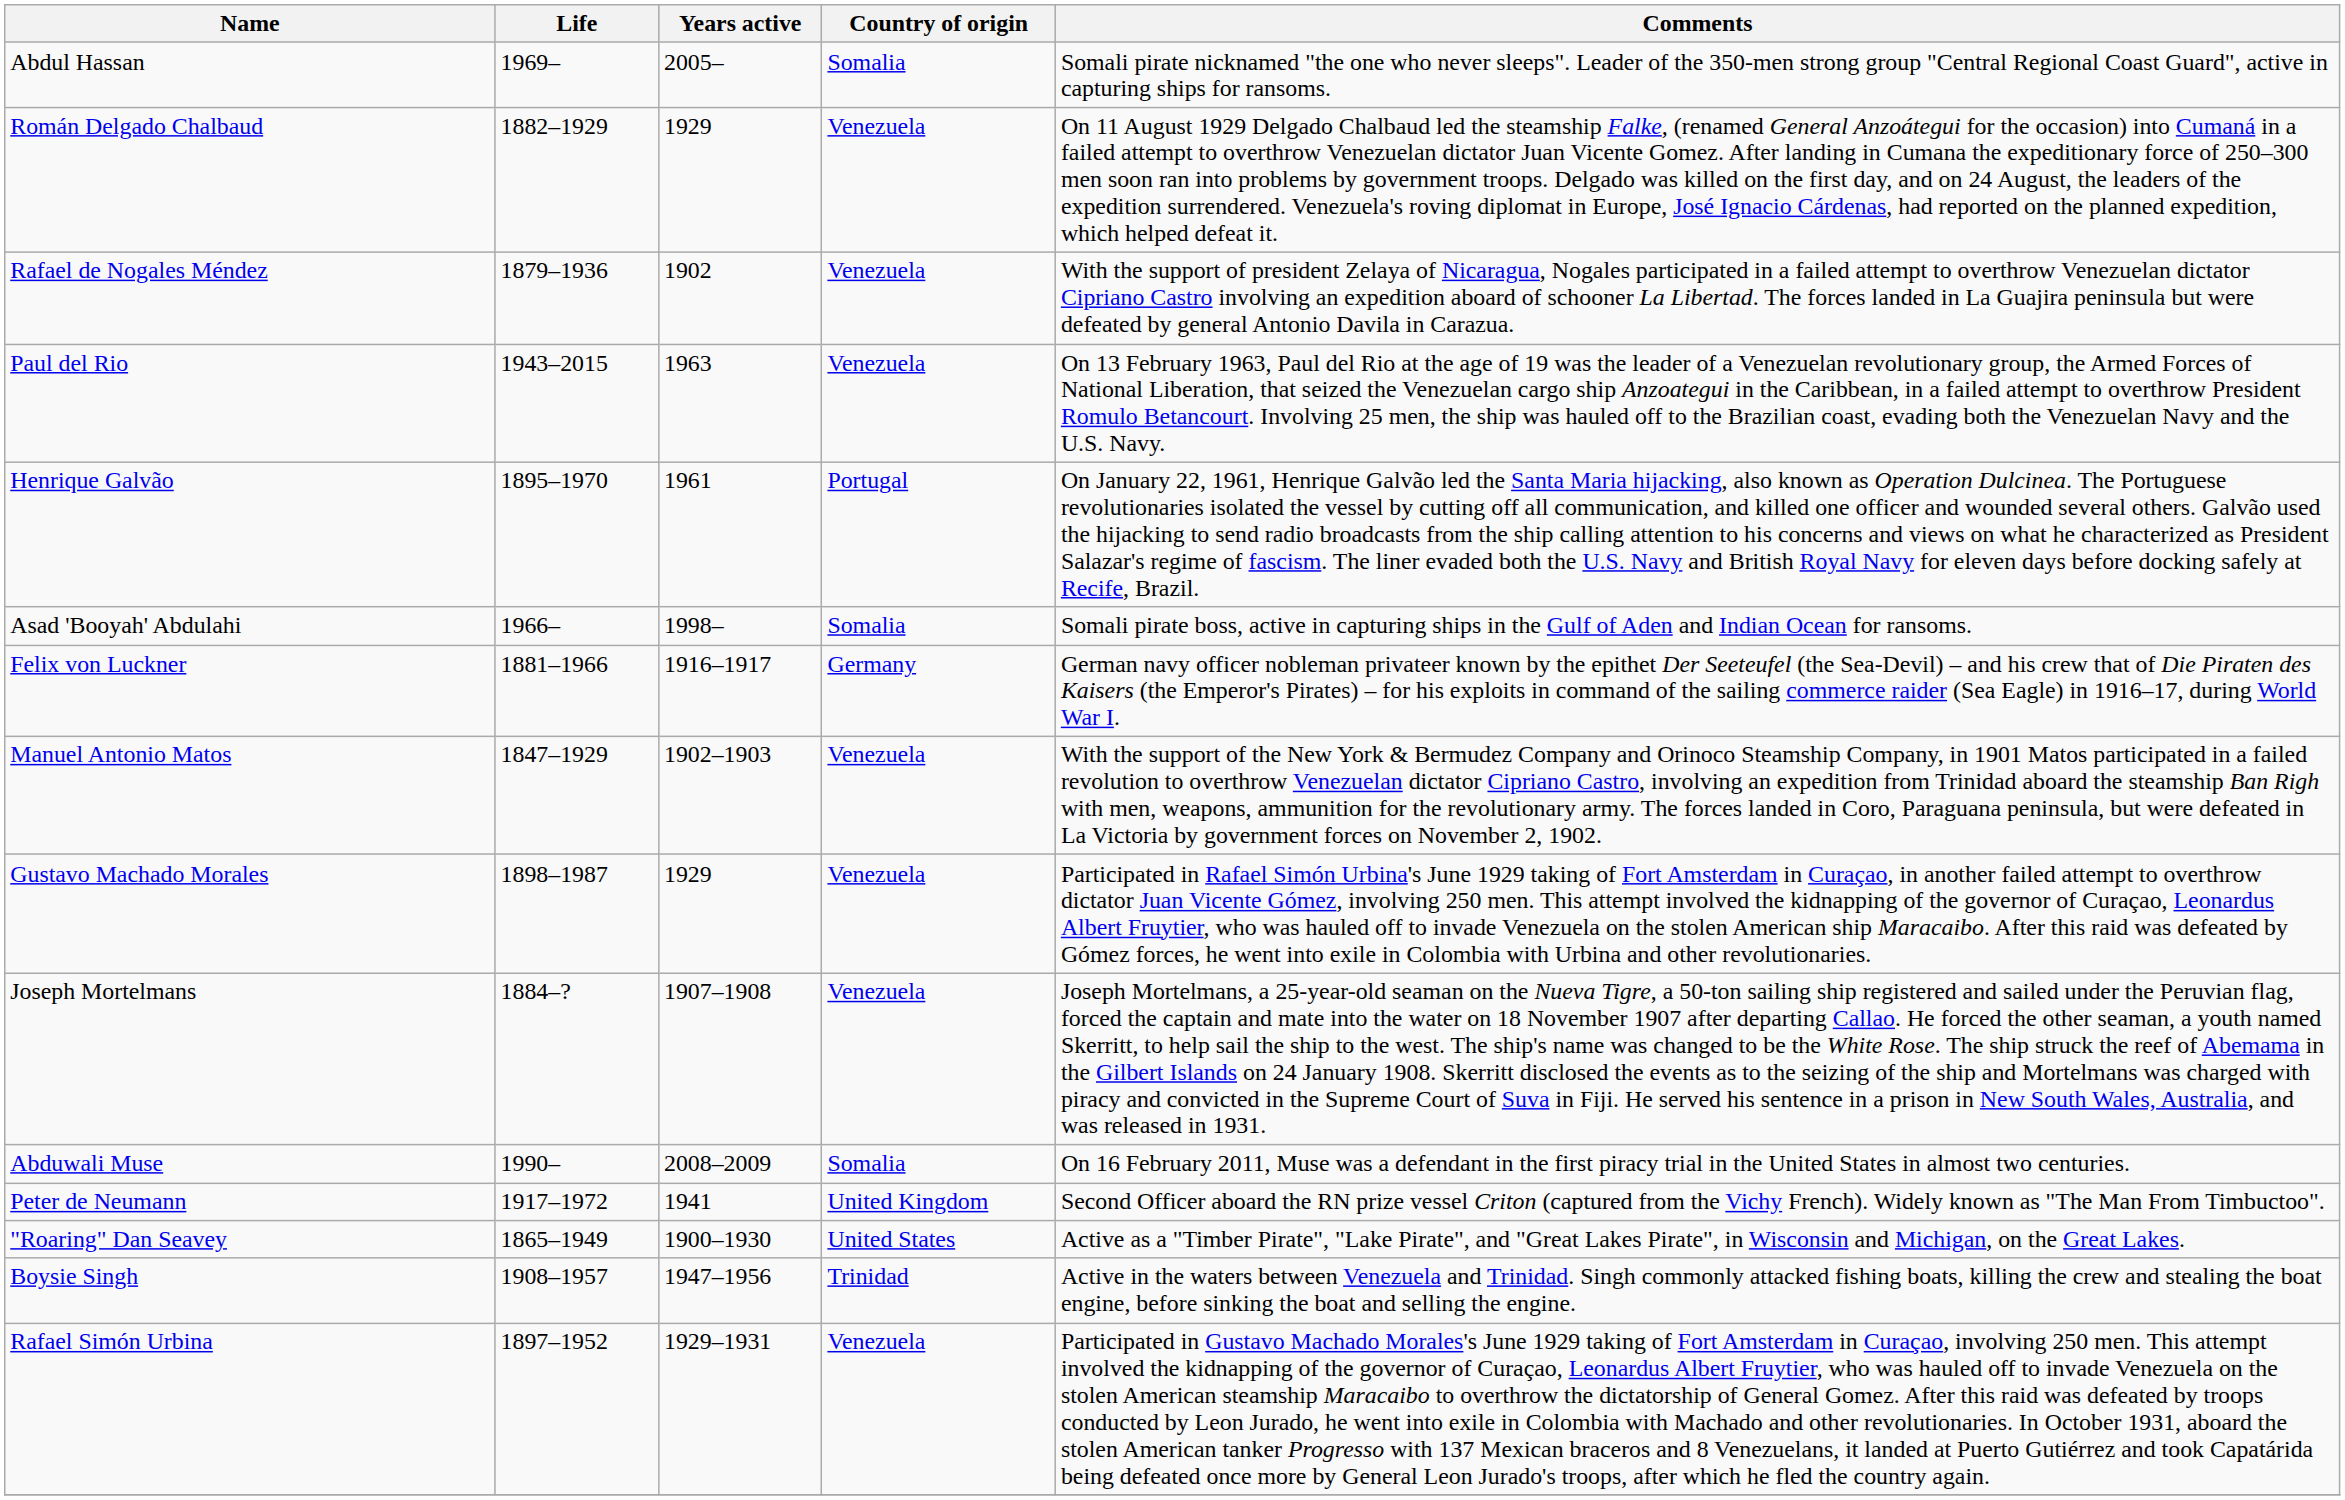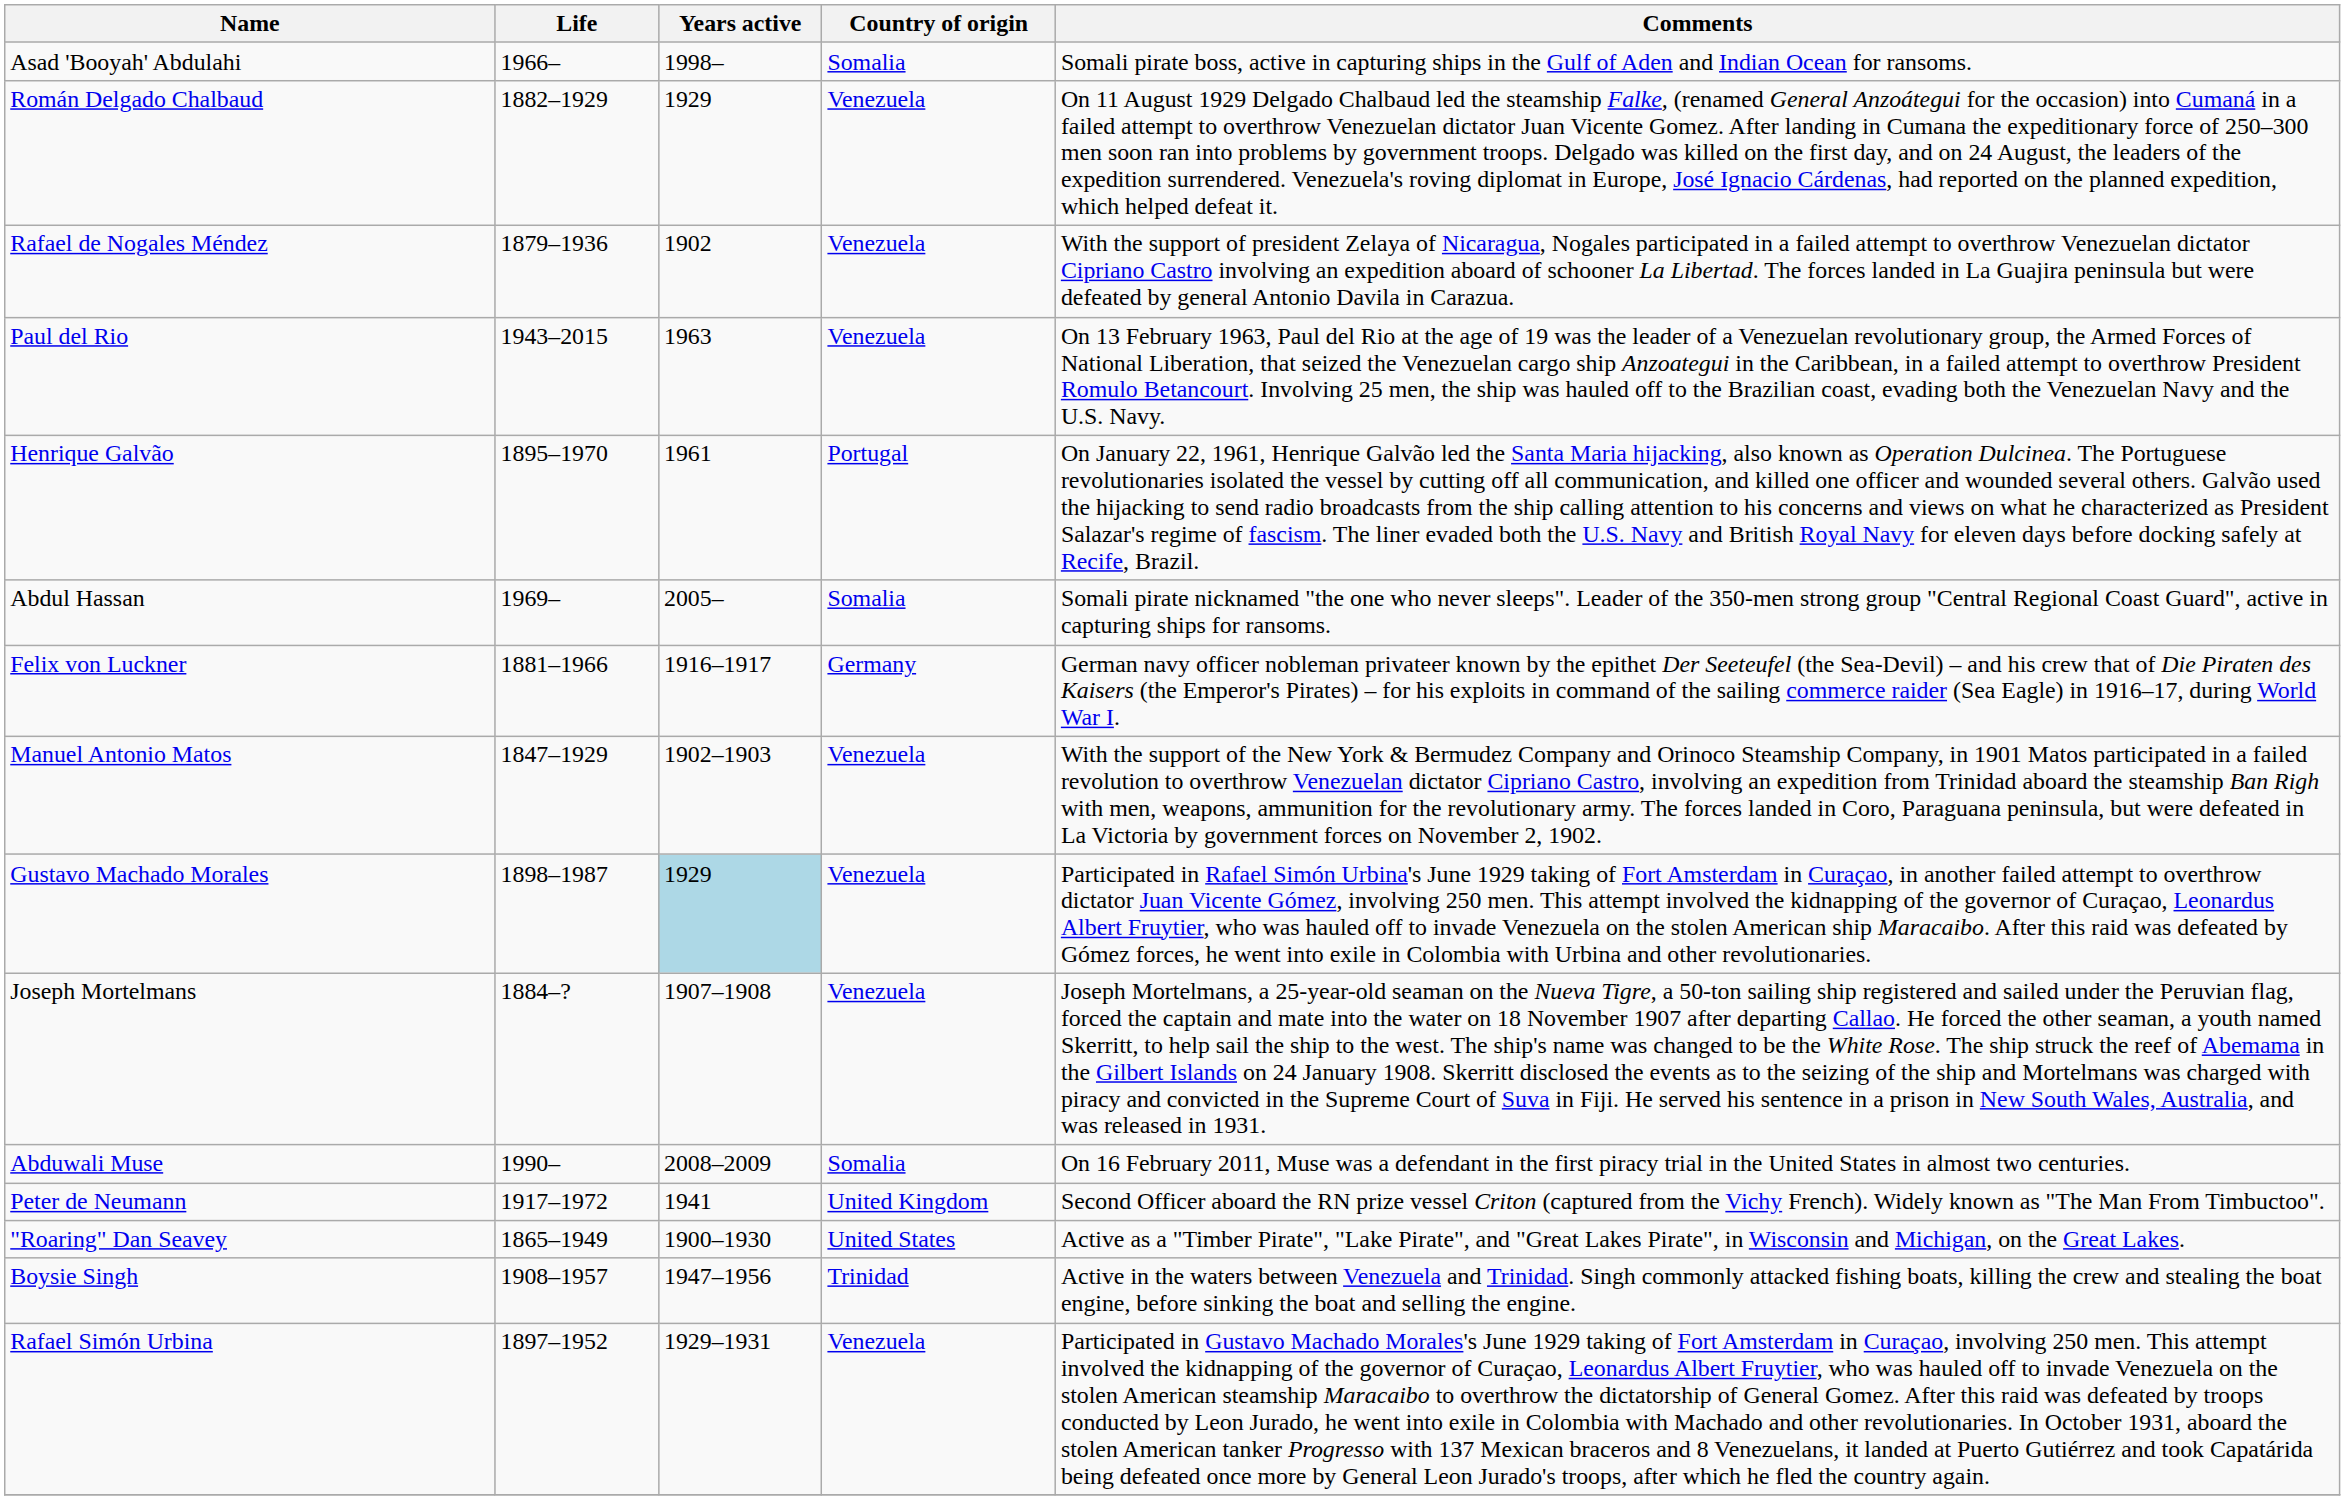rows swapped: (126, 625) <-> (77, 61)
(688, 873) no background -> (688, 873) lightblue background
